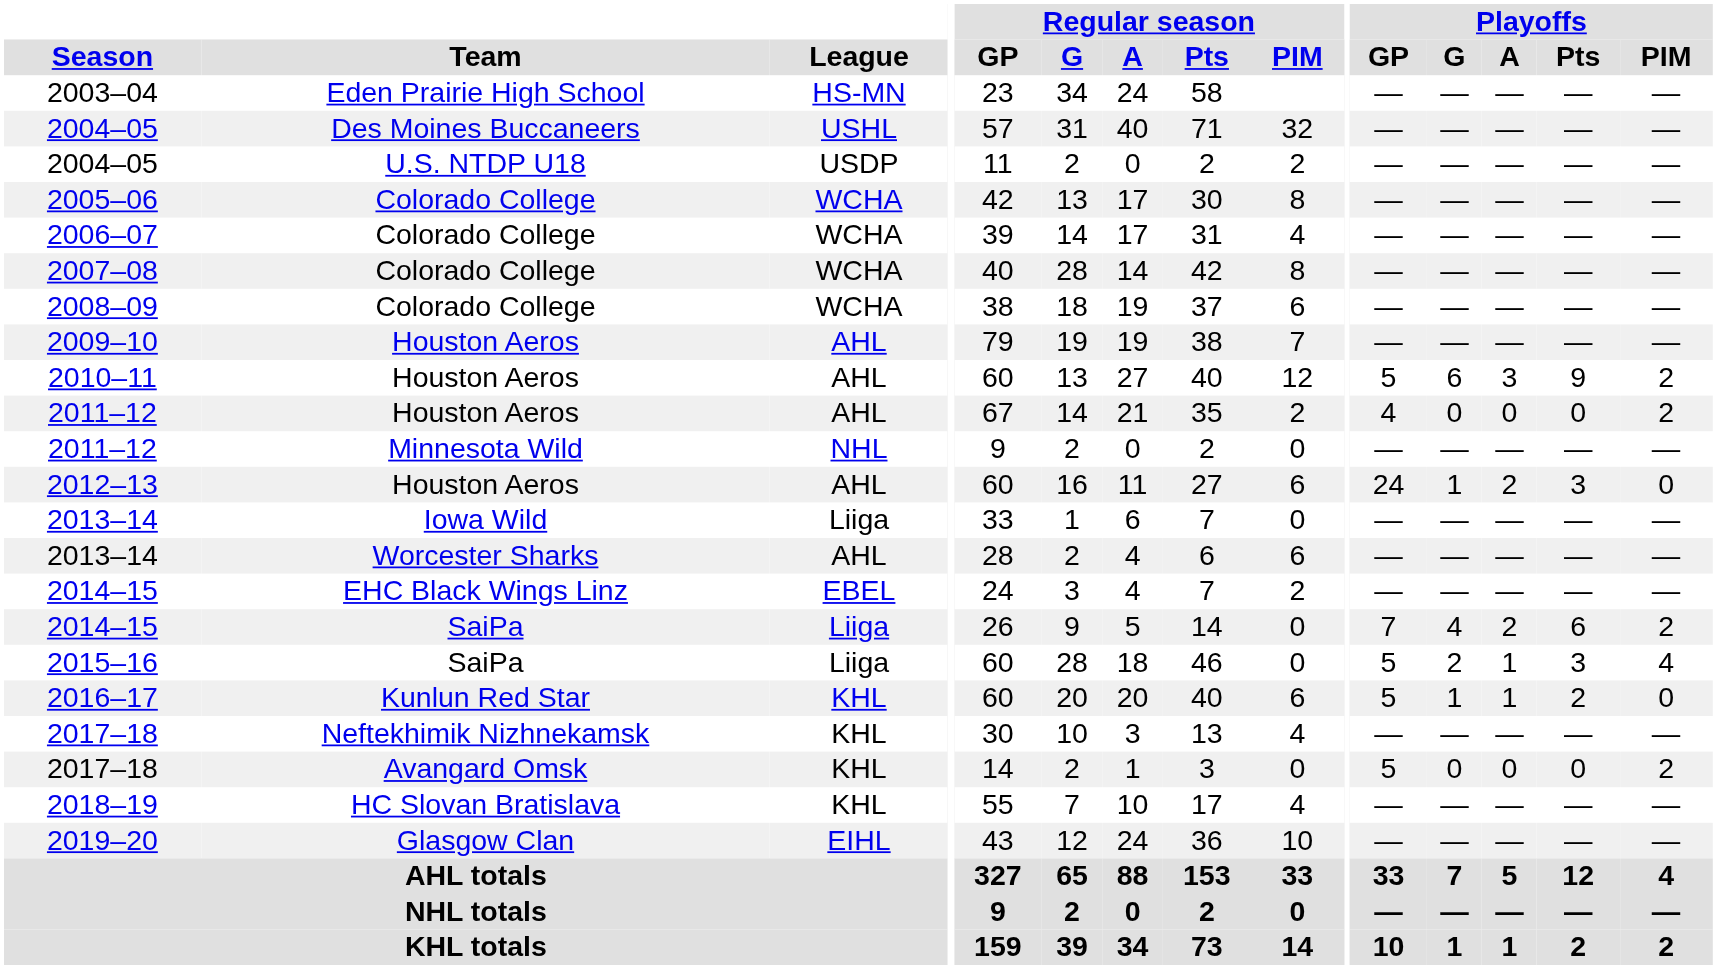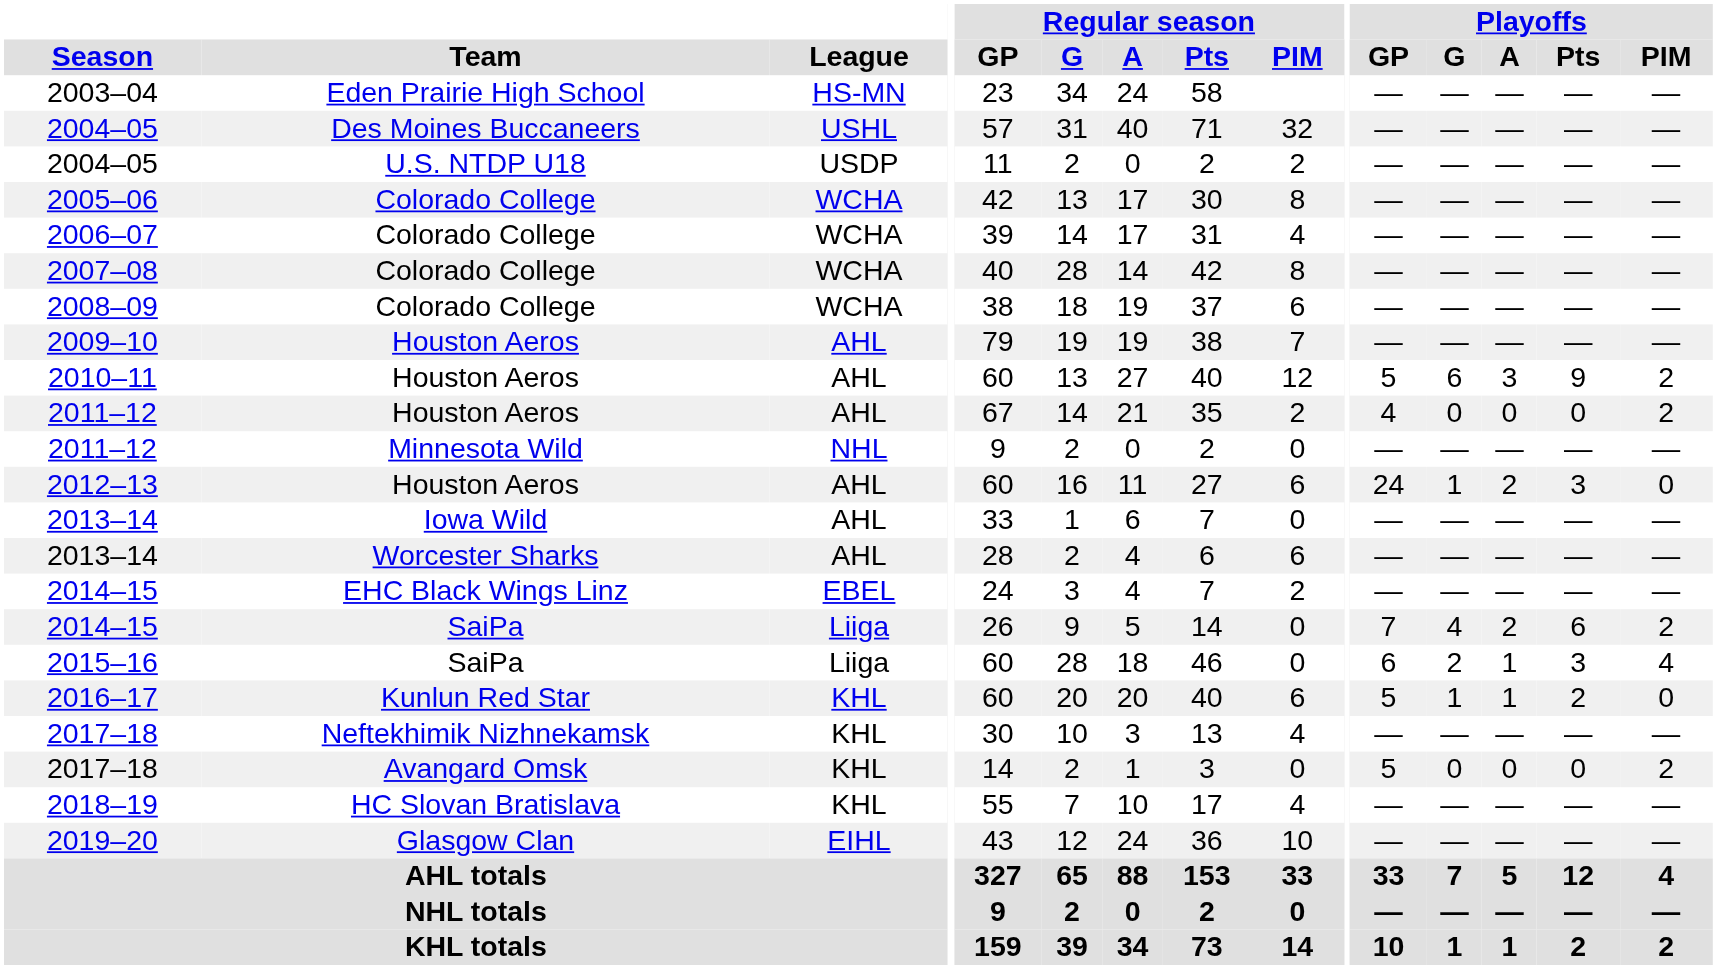(859, 519) Liiga -> (859, 519) AHL
(1388, 662) 5 -> (1388, 662) 6
